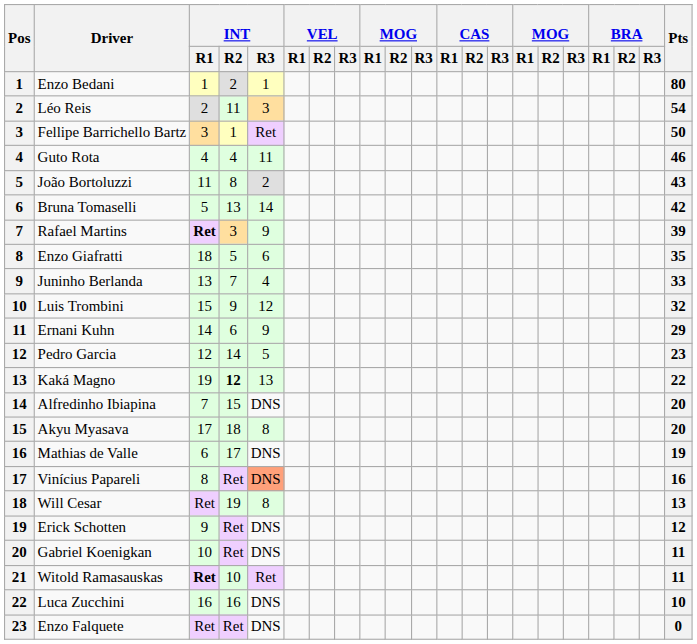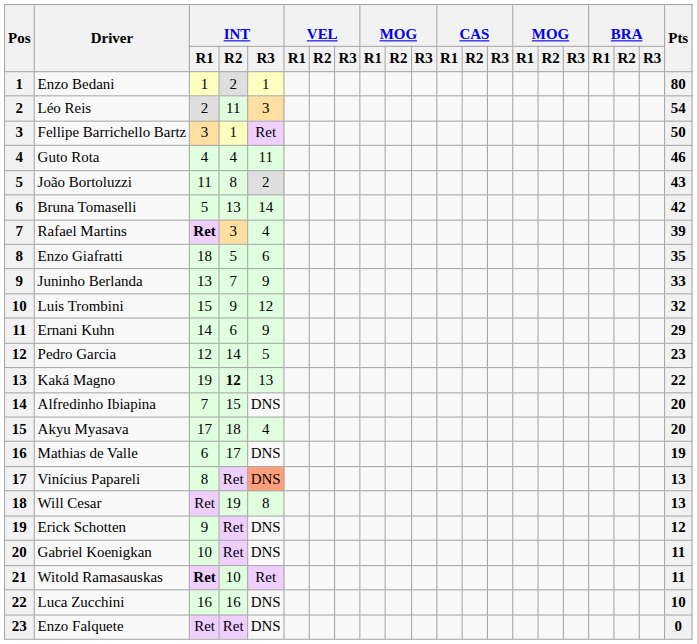(266, 231) 9 -> (266, 231) 4
(266, 280) 4 -> (266, 280) 9
(266, 428) 8 -> (266, 428) 4
(678, 478) 16 -> (678, 478) 13
